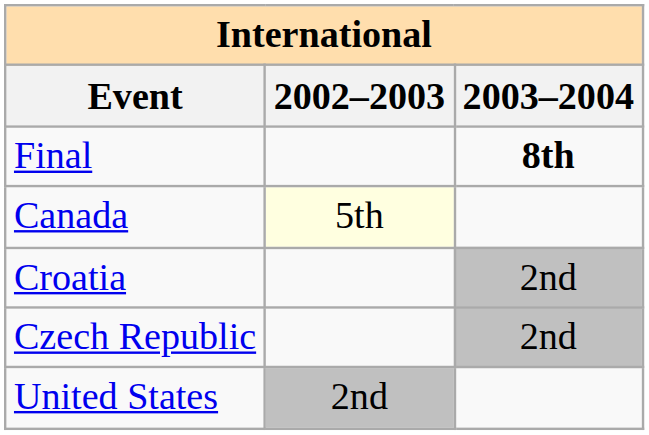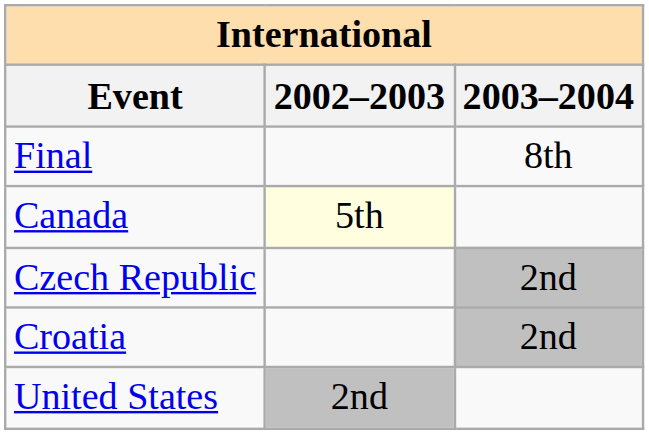(548, 155) bold -> (548, 155) normal
rows swapped: (70, 276) <-> (135, 336)
